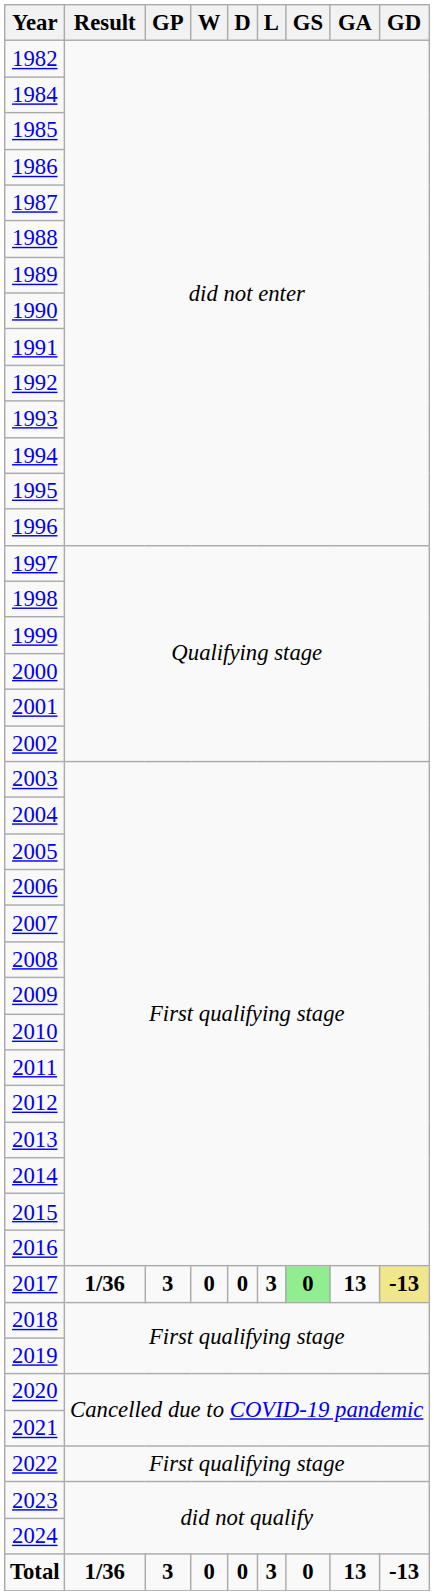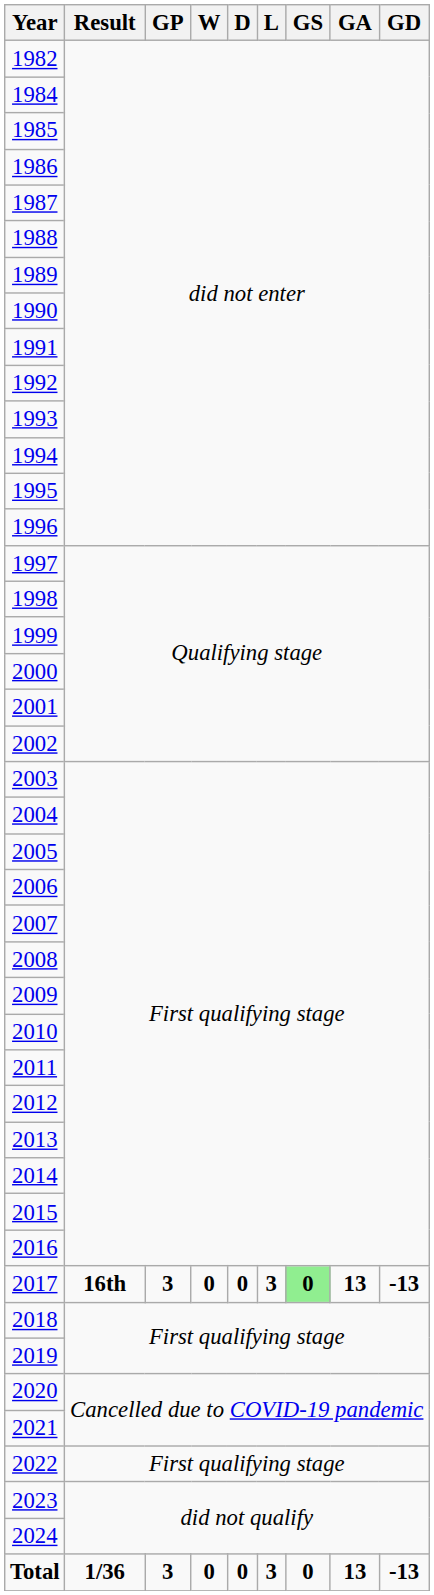(105, 1283) 1/36 -> (105, 1283) 16th
(404, 1283) khaki background -> (404, 1283) no background
